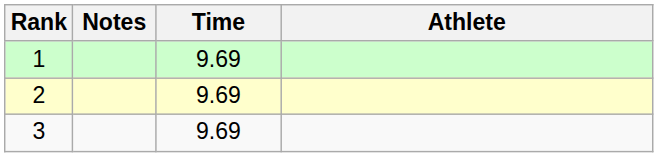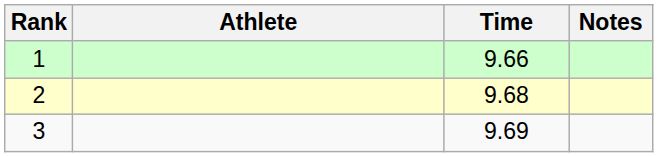columns swapped: (467, 22) <-> (114, 22)
(218, 59) 9.69 -> (506, 59) 9.66
(218, 95) 9.69 -> (506, 95) 9.68
